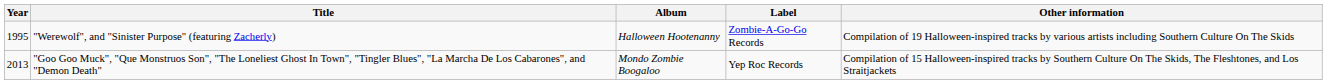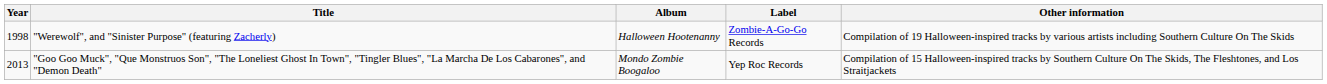(18, 36) 1995 -> (18, 36) 1998
